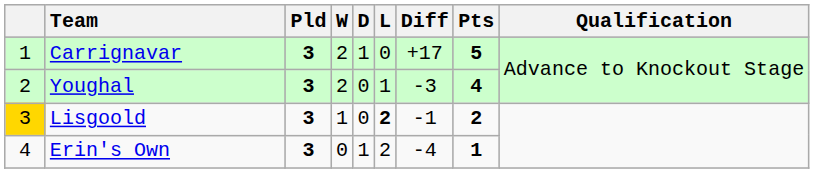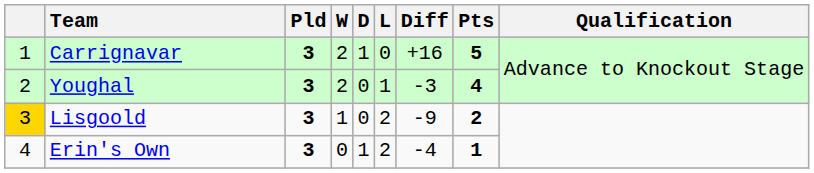(425, 54) +17 -> (425, 54) +16
(385, 119) bold -> (385, 119) normal
(425, 119) -1 -> (425, 119) -9
